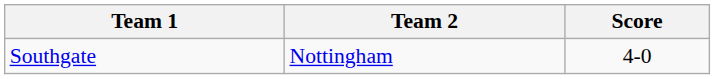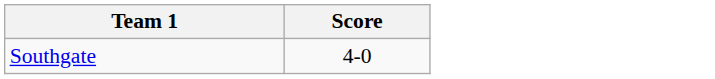- column: (425, 21)
